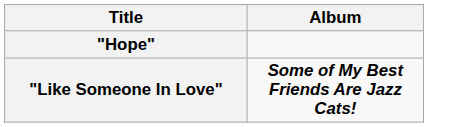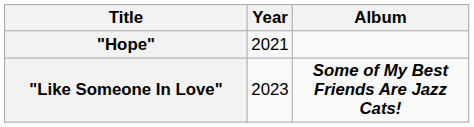+ column: (270, 17)
